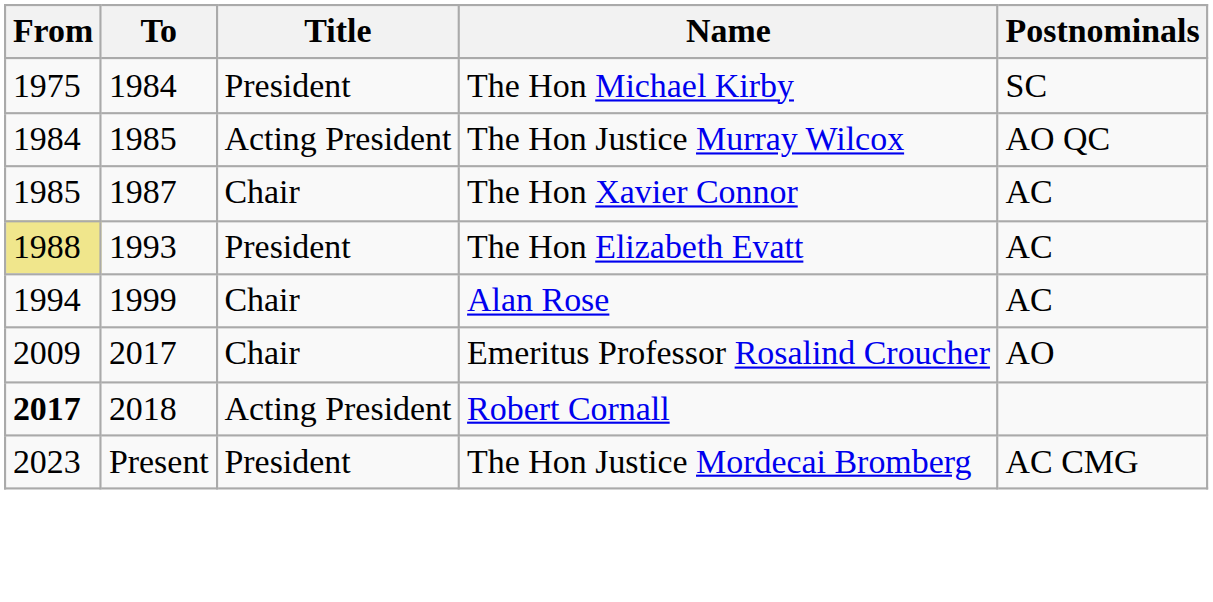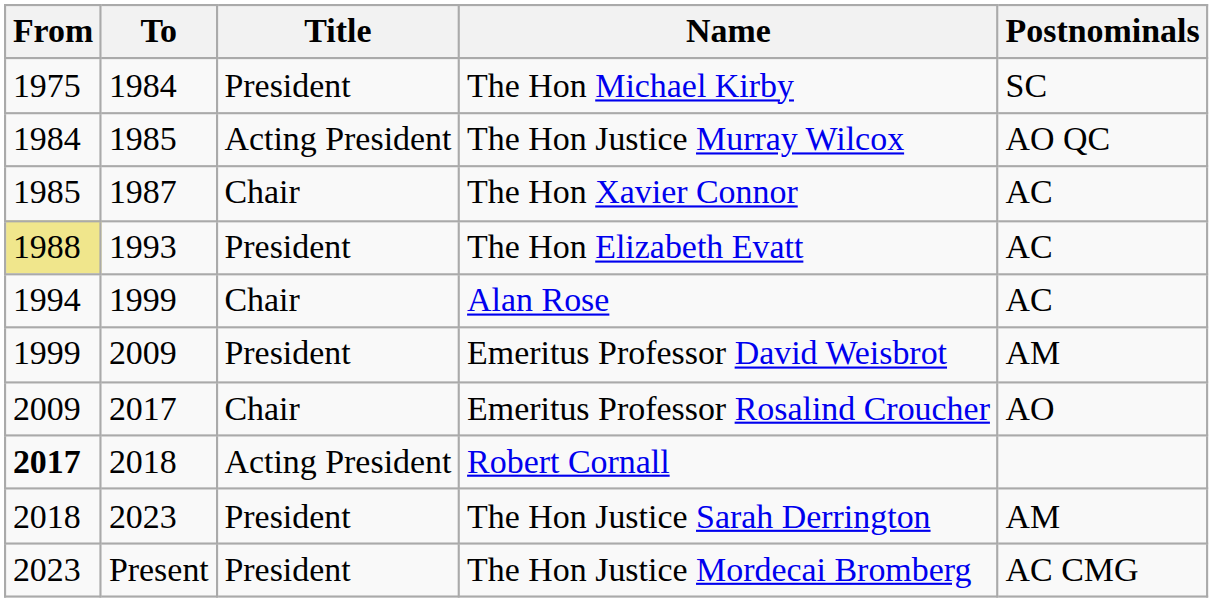+ row: (707, 354)
+ row: (699, 515)
